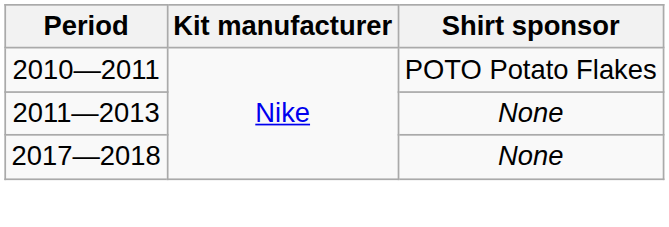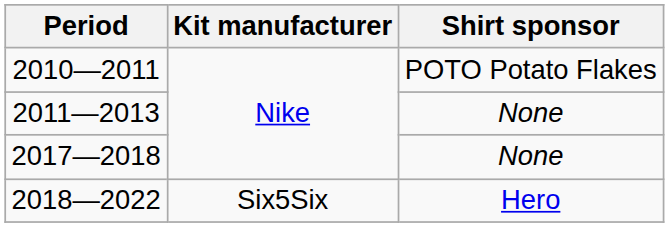+ row: (86, 199)
